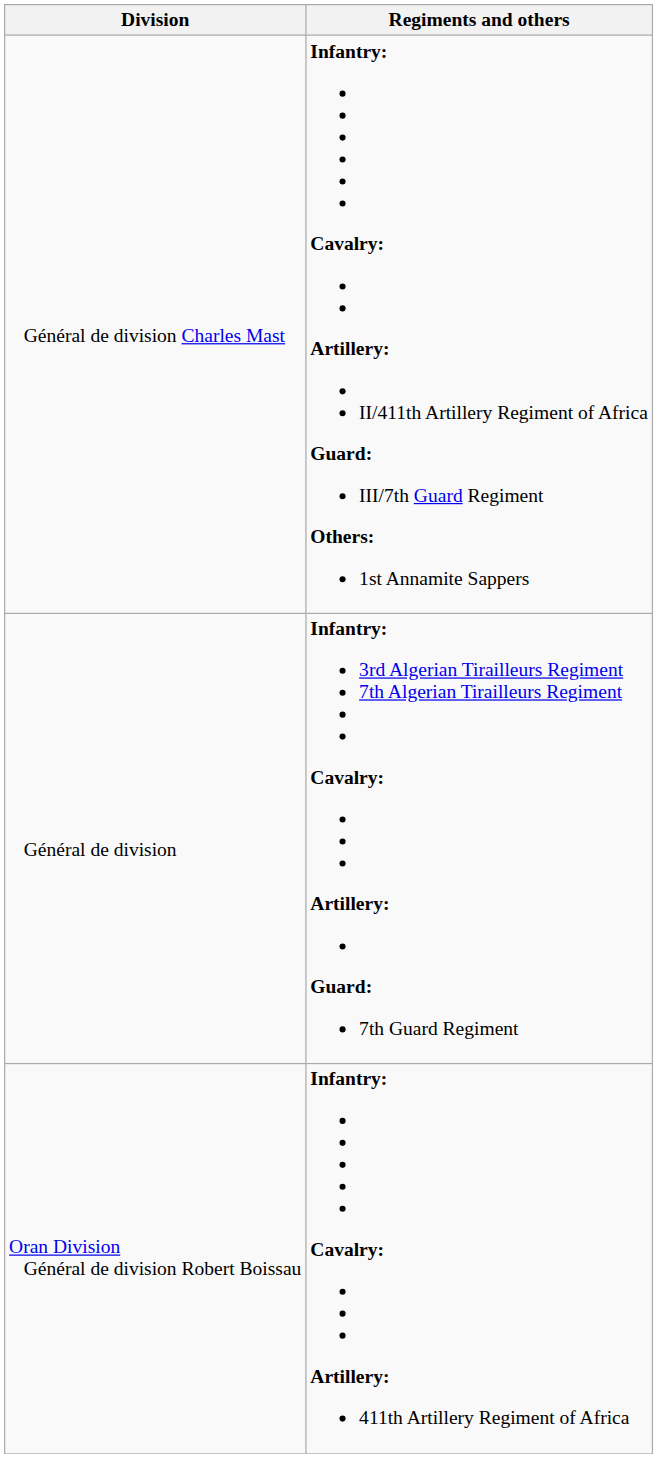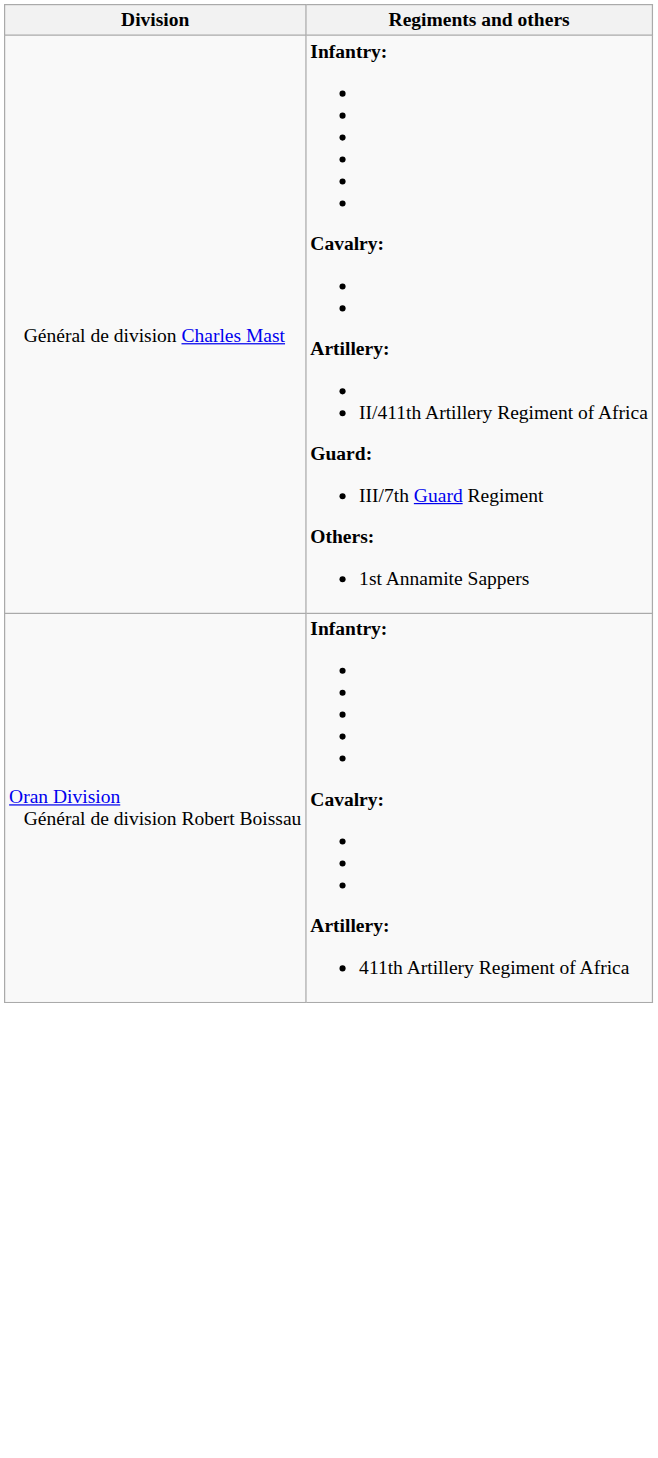- row: (93, 849)
